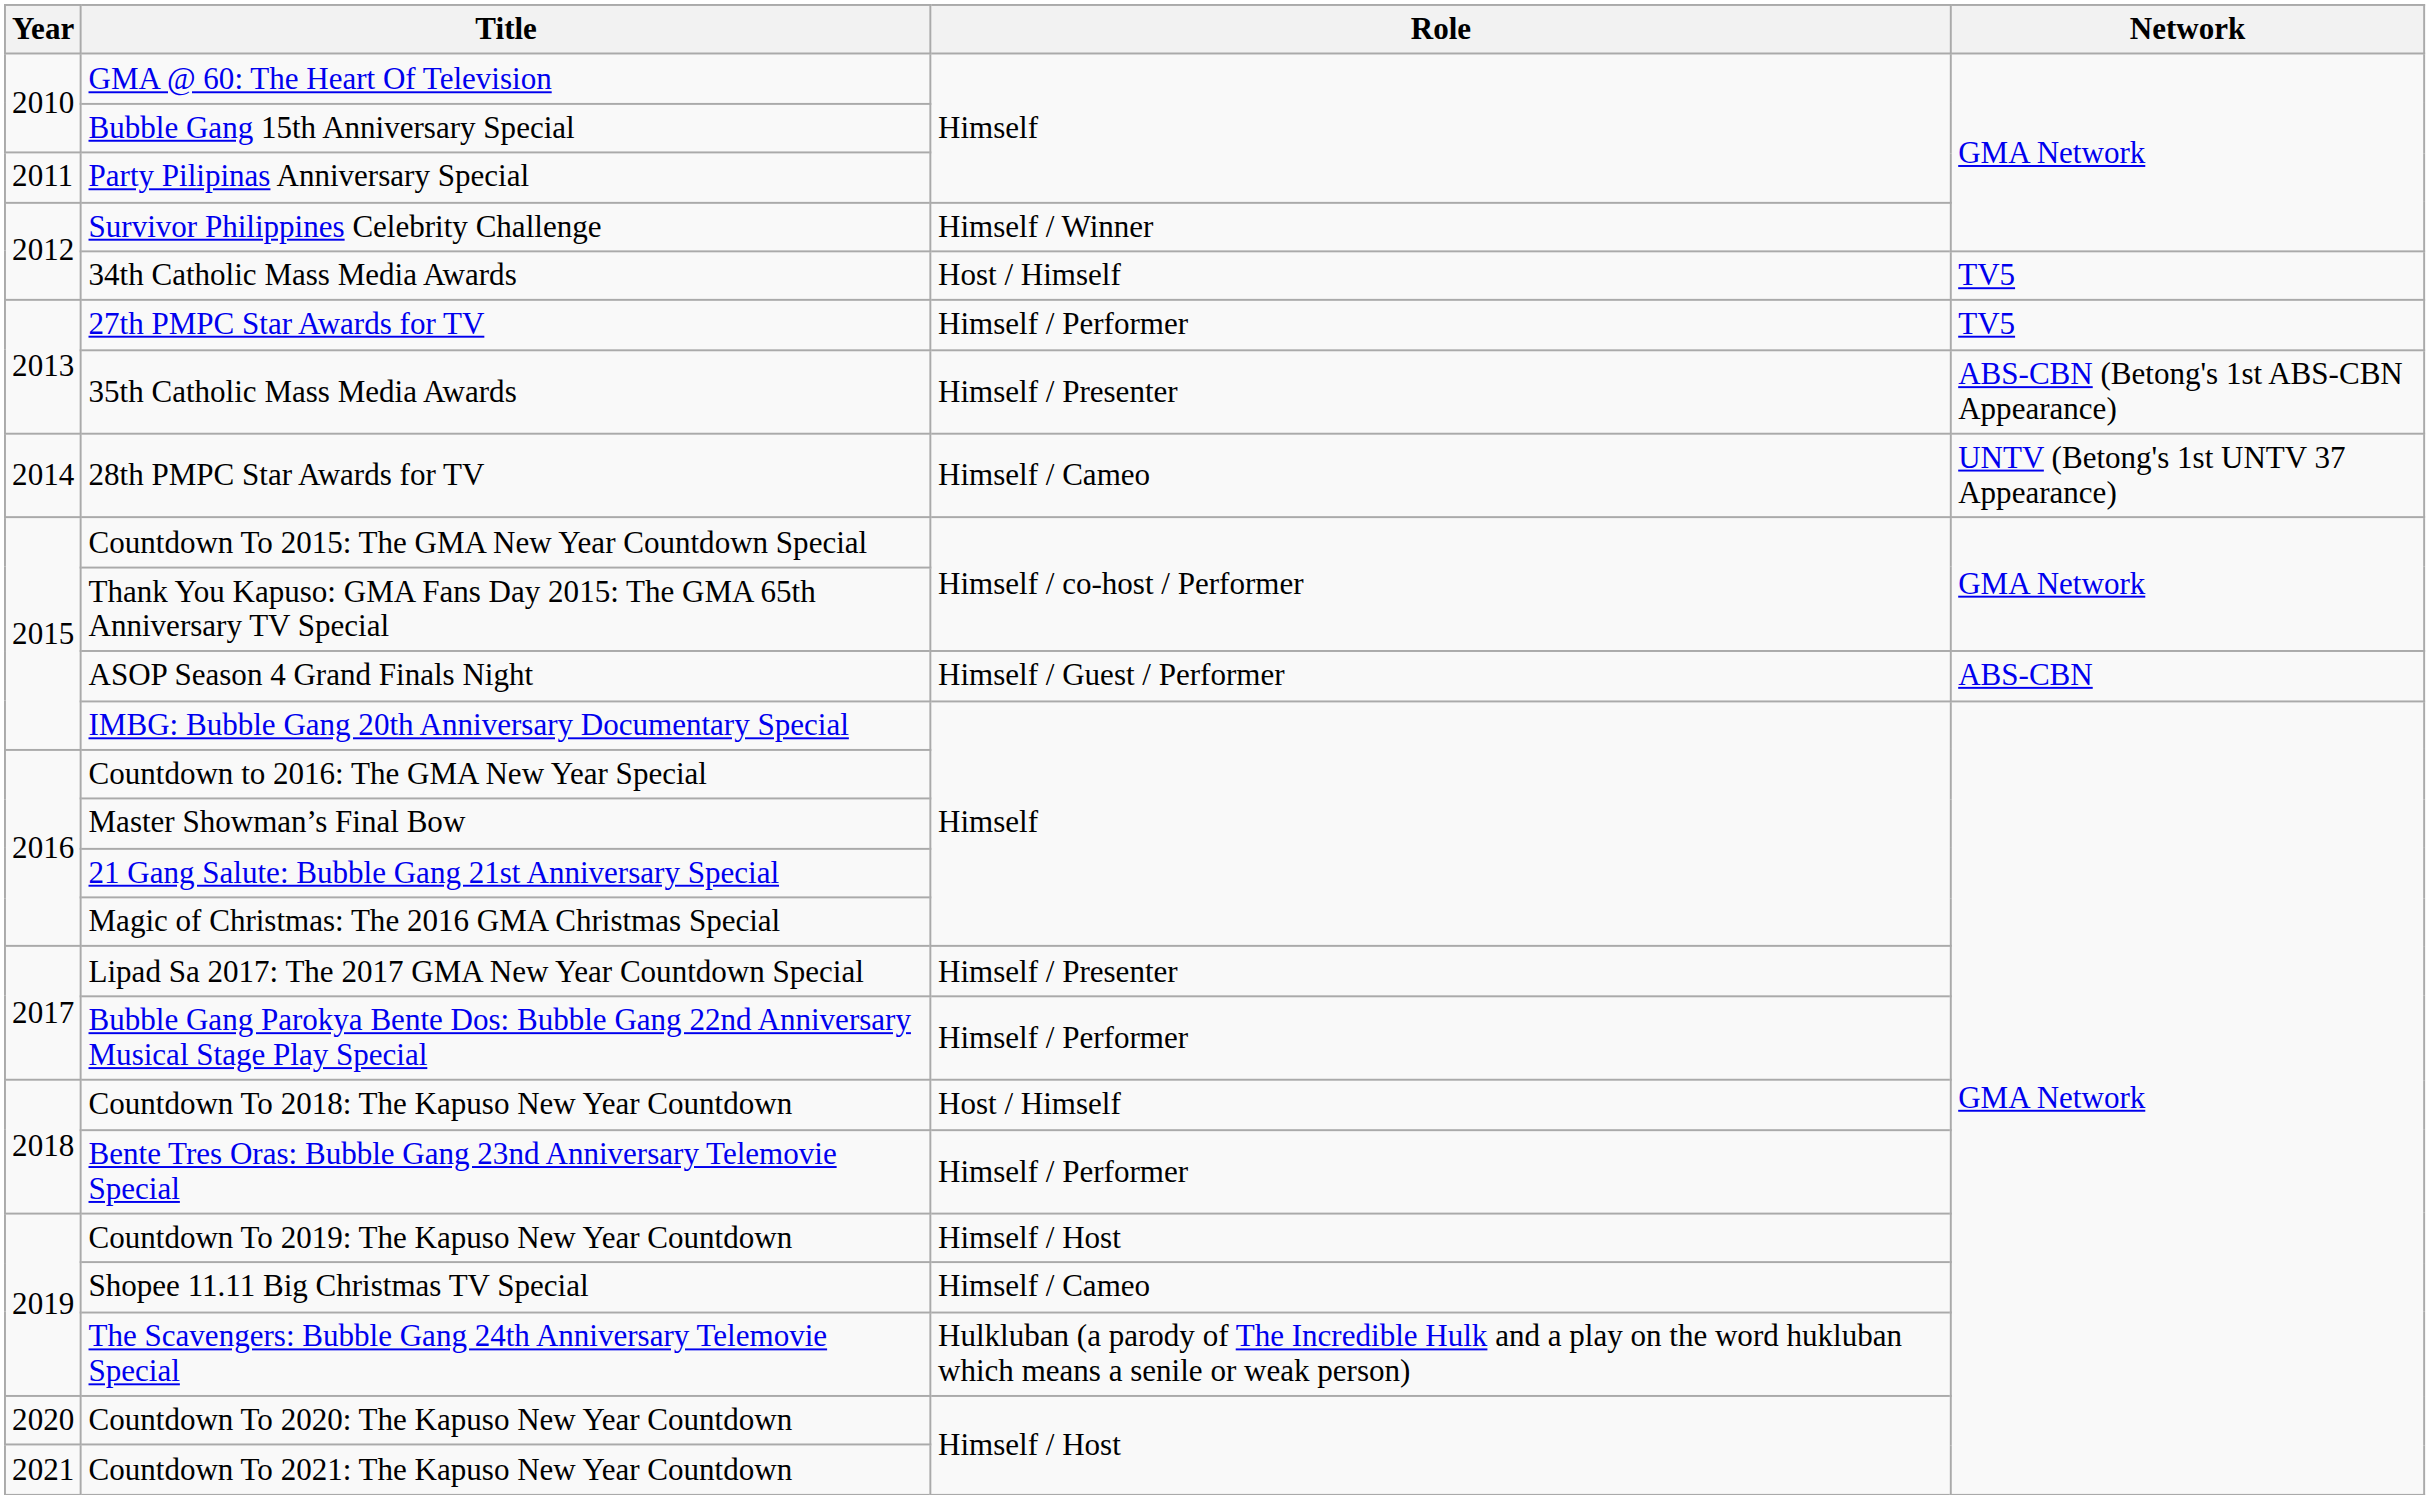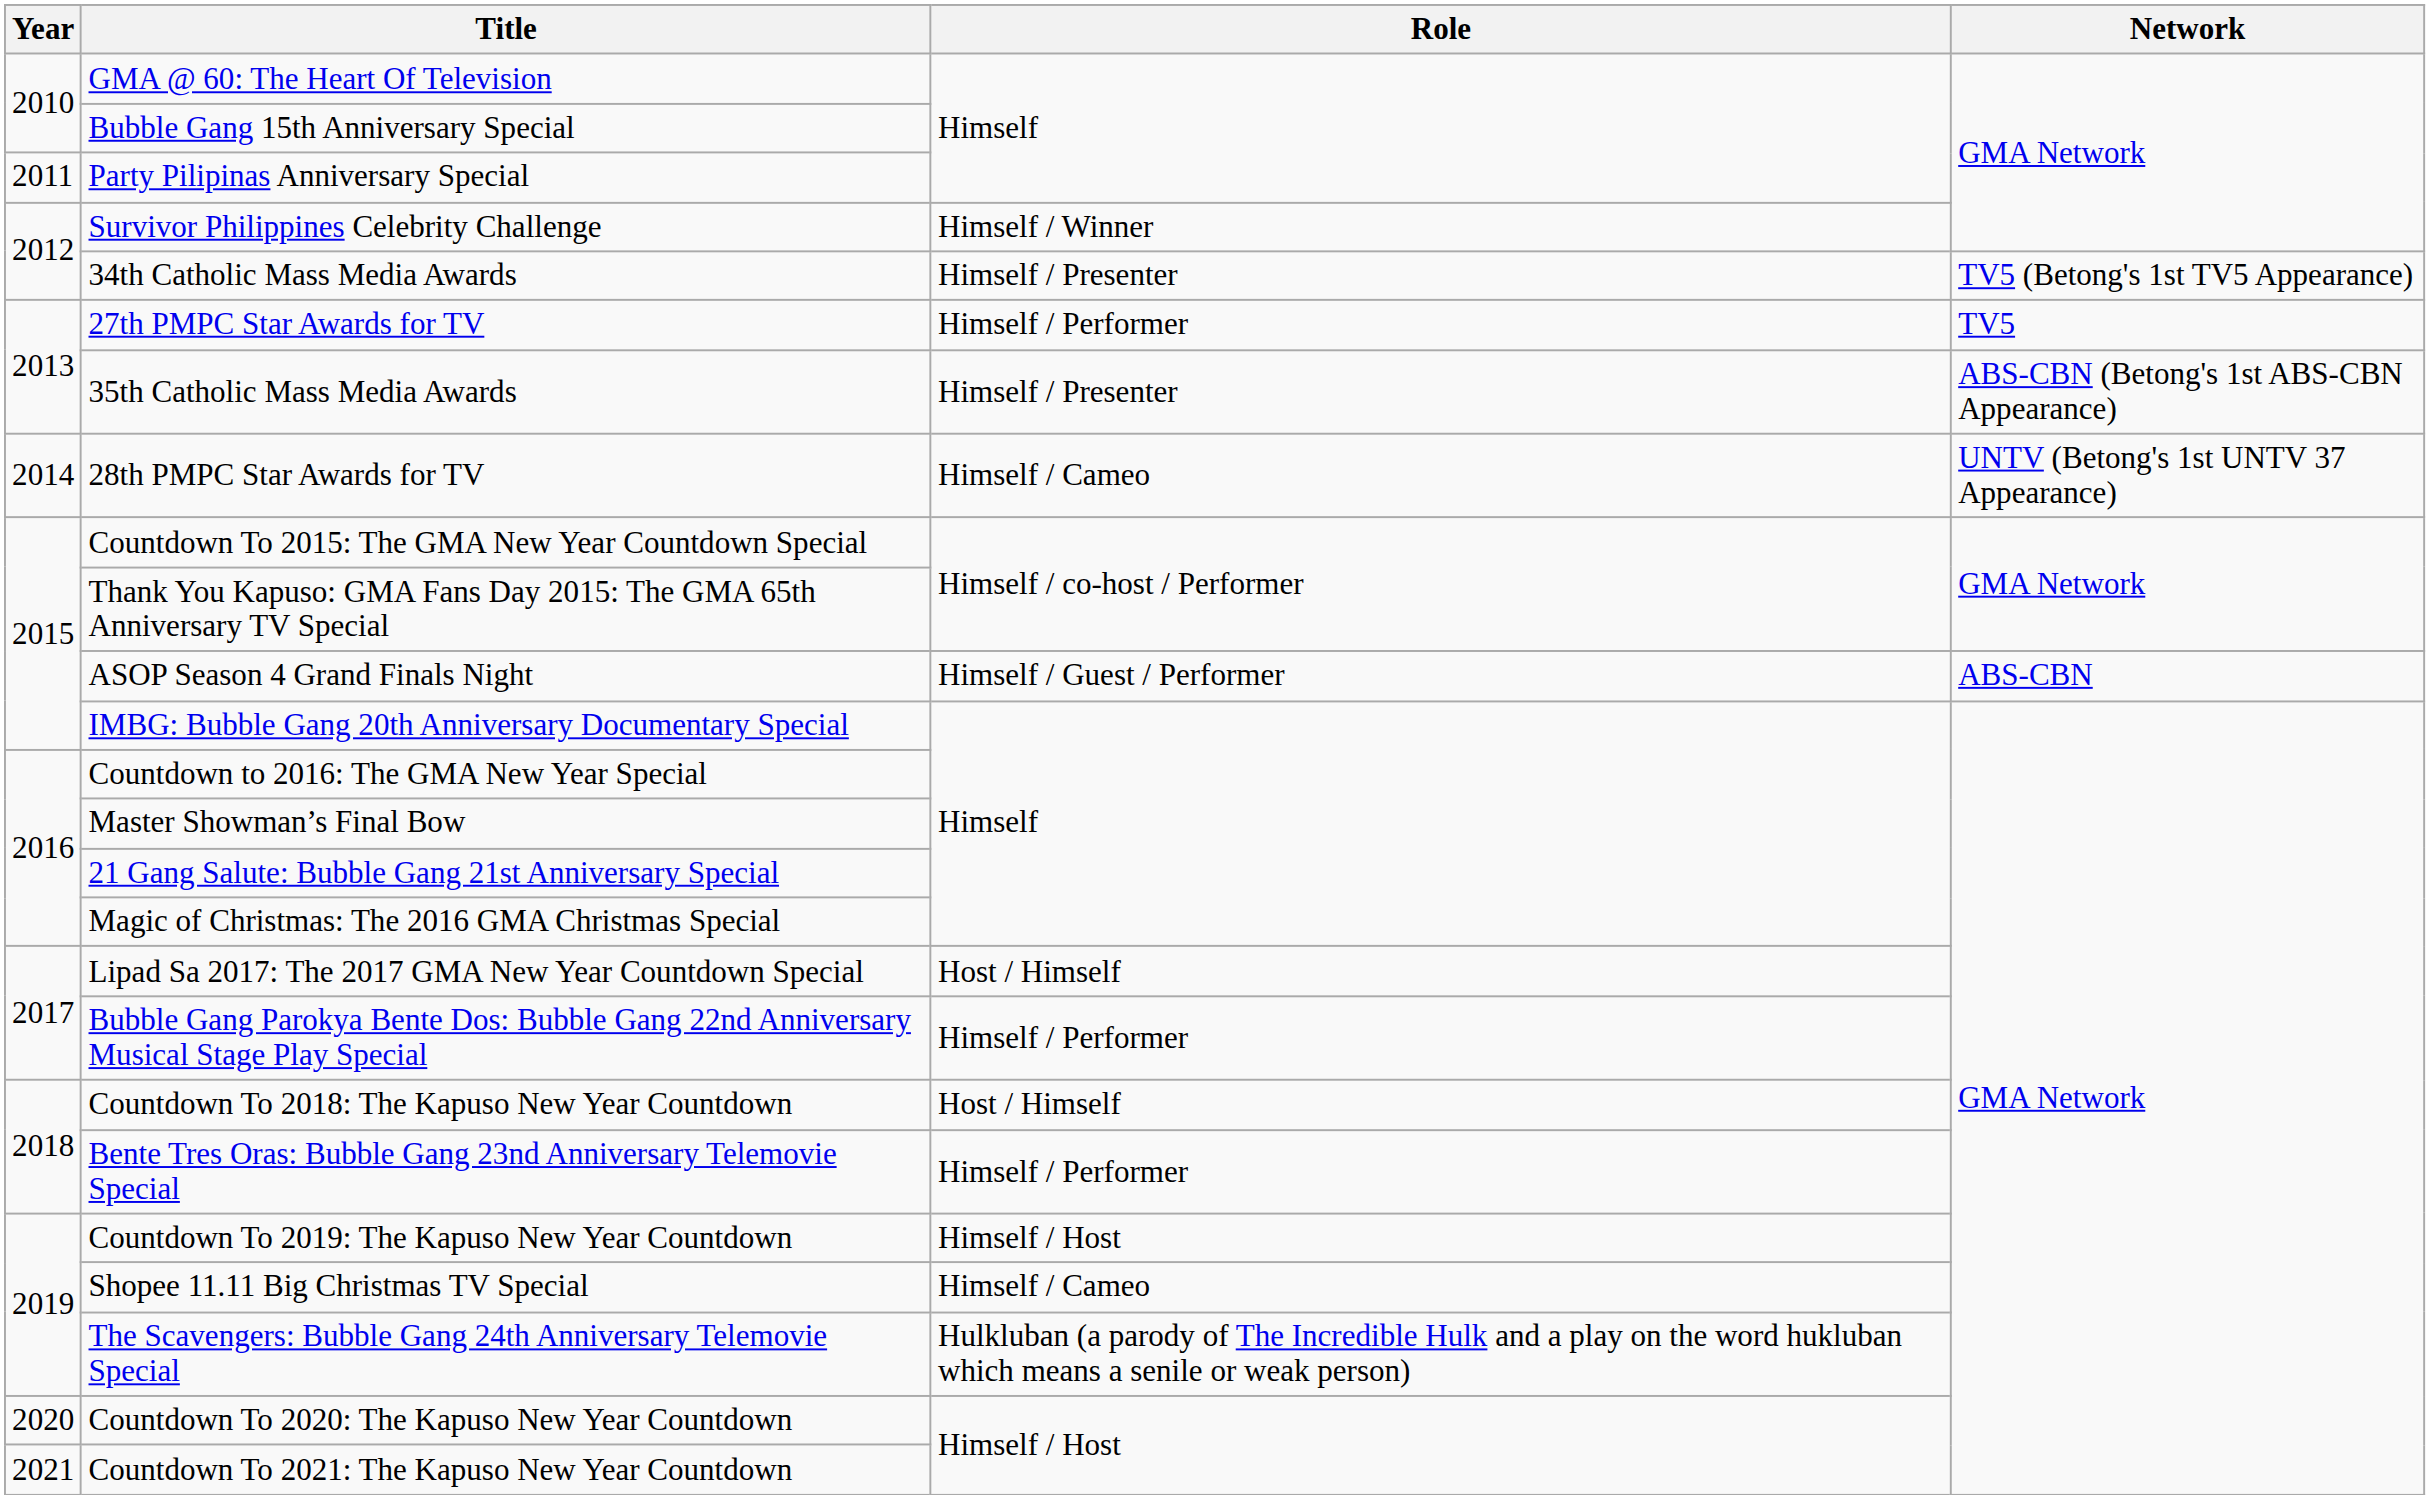(1029, 275) Host / Himself -> (1058, 275) Himself / Presenter
(1987, 275) TV5 -> (2186, 275) TV5 (Betong's 1st TV5 Appearance)
(1058, 970) Himself / Presenter -> (1029, 970) Host / Himself
